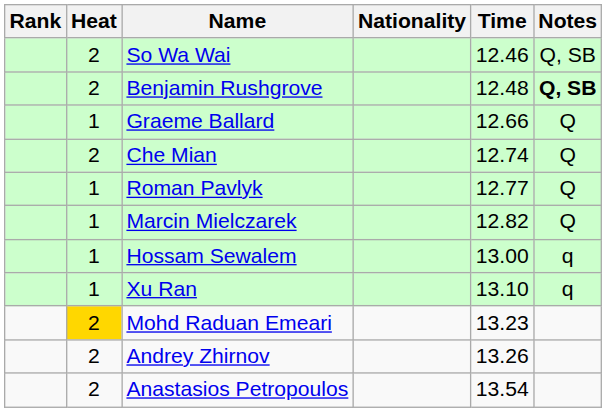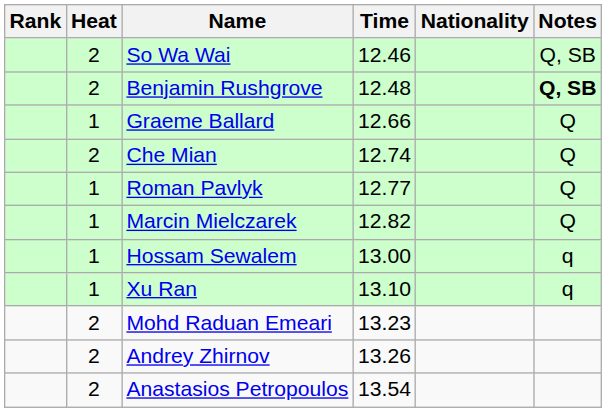columns swapped: (412, 21) <-> (502, 21)
(94, 322) gold background -> (94, 322) no background
